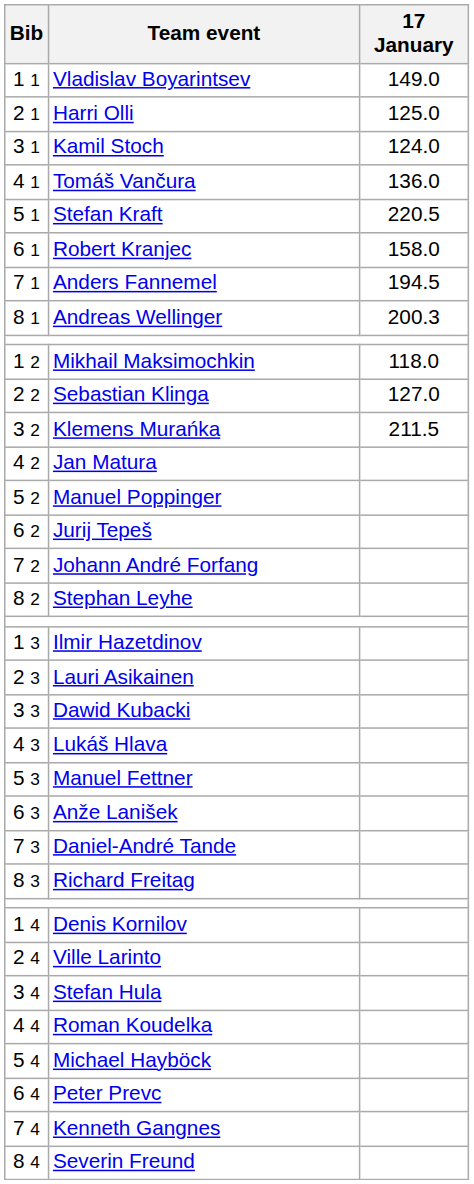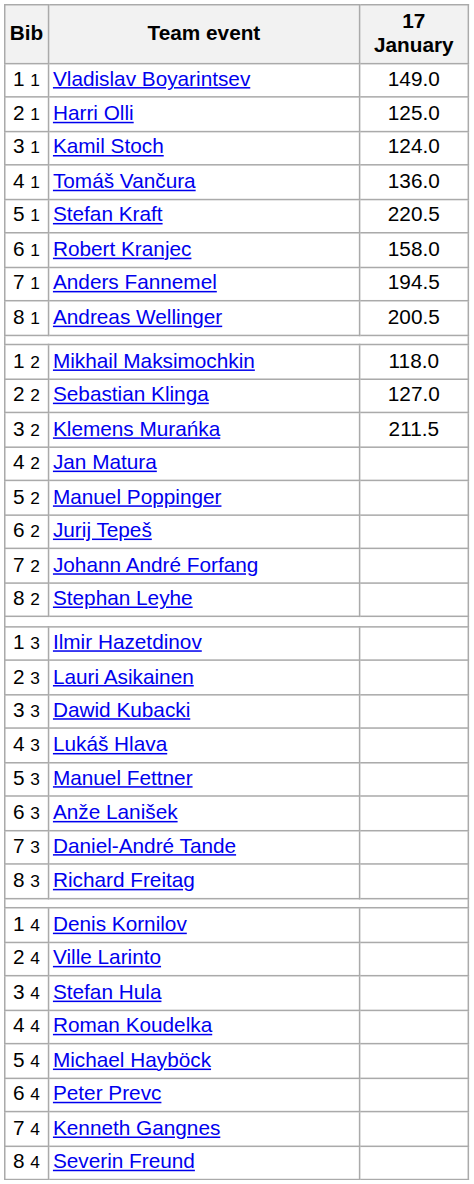(414, 317) 200.3 -> (414, 317) 200.5
